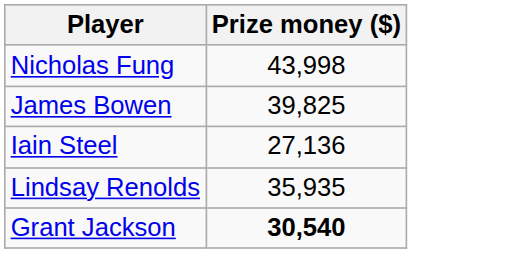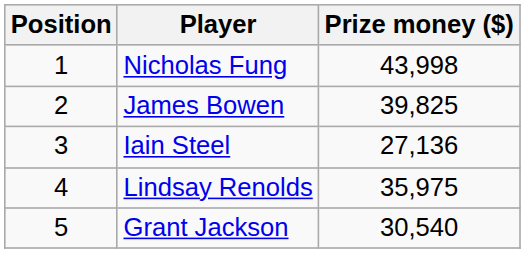+ column: (61, 24)
(306, 187) 35,935 -> (419, 187) 35,975
(306, 227) bold -> (419, 227) normal
